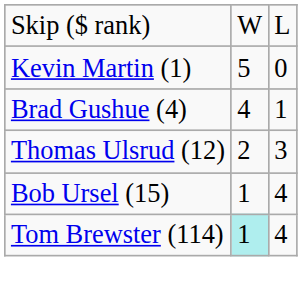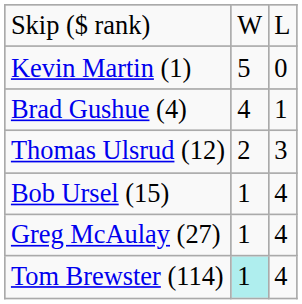+ row: (116, 234)
